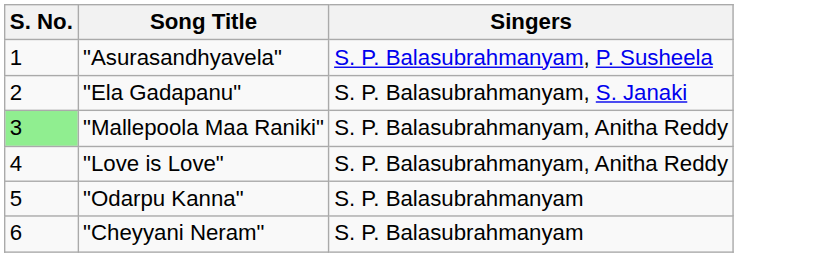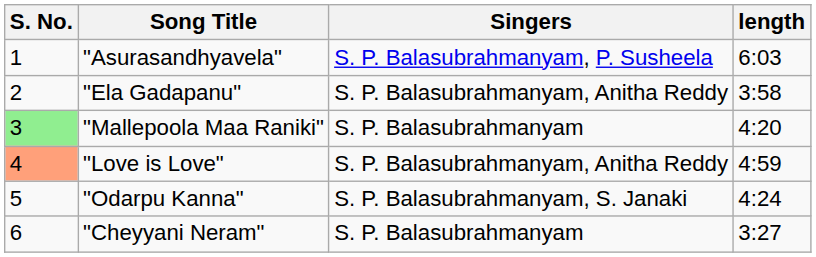+ column: (772, 22)
(511, 92) S. P. Balasubrahmanyam, S. Janaki -> (531, 92) S. P. Balasubrahmanyam, Anitha Reddy
(531, 127) S. P. Balasubrahmanyam, Anitha Reddy -> (459, 127) S. P. Balasubrahmanyam
(16, 163) no background -> (16, 163) lightsalmon background
(459, 198) S. P. Balasubrahmanyam -> (511, 198) S. P. Balasubrahmanyam, S. Janaki
